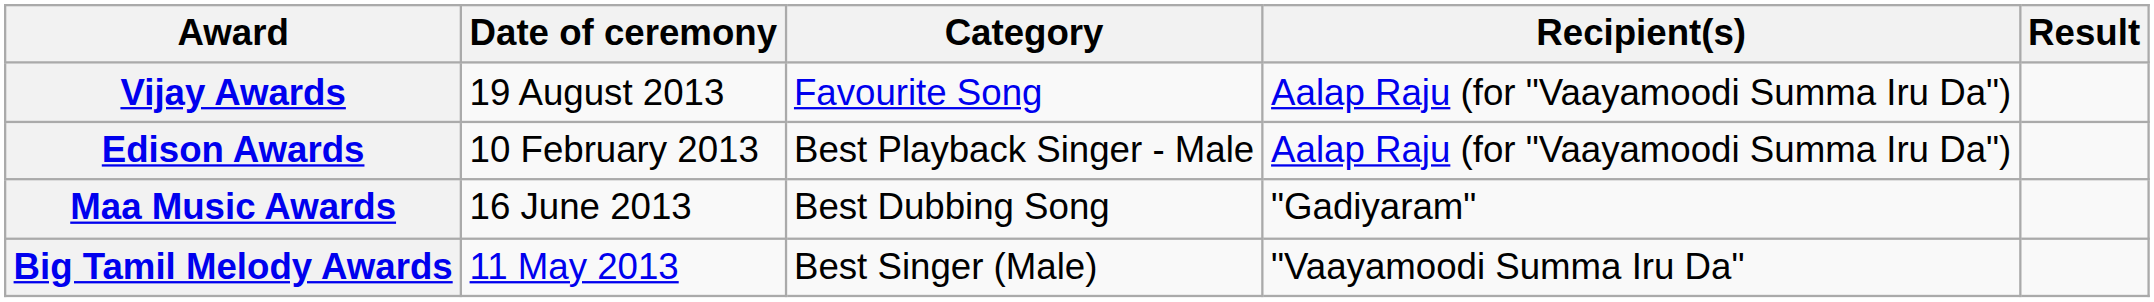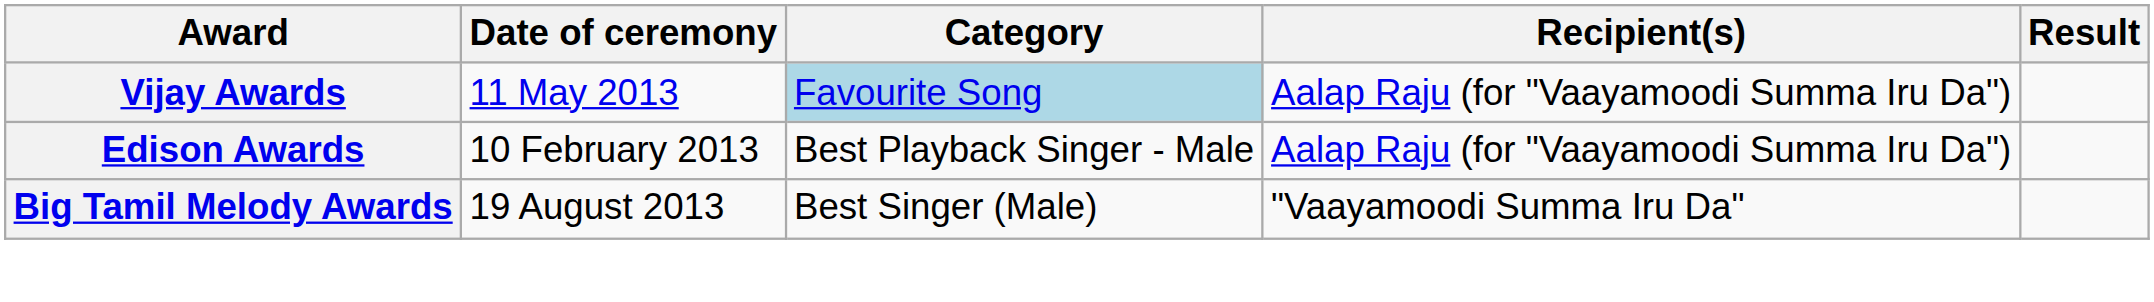(597, 91) 19 August 2013 -> (574, 91) 11 May 2013
(918, 91) no background -> (918, 91) lightblue background
- row: (233, 207)
(574, 265) 11 May 2013 -> (597, 207) 19 August 2013
